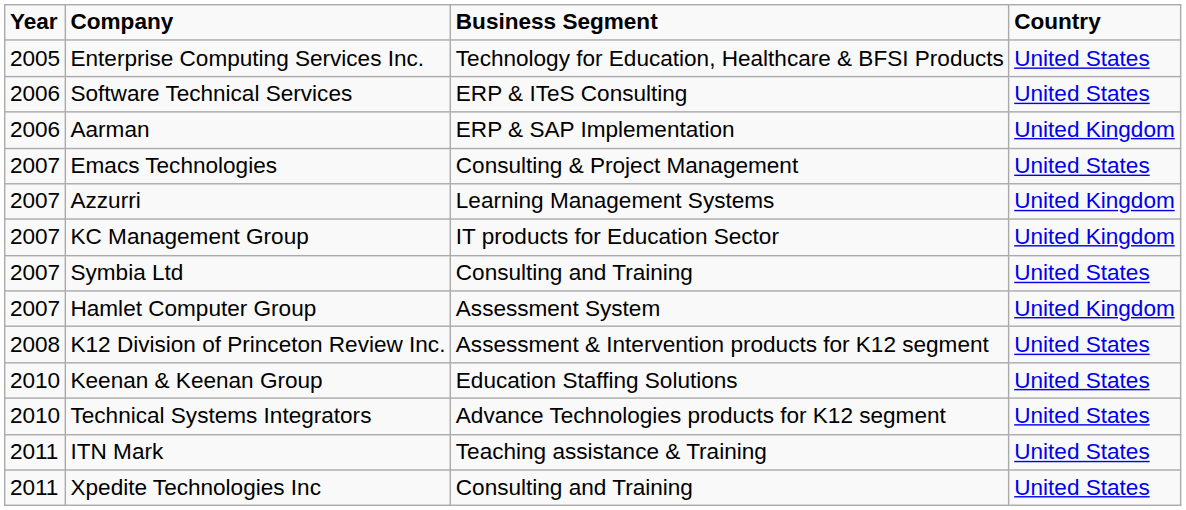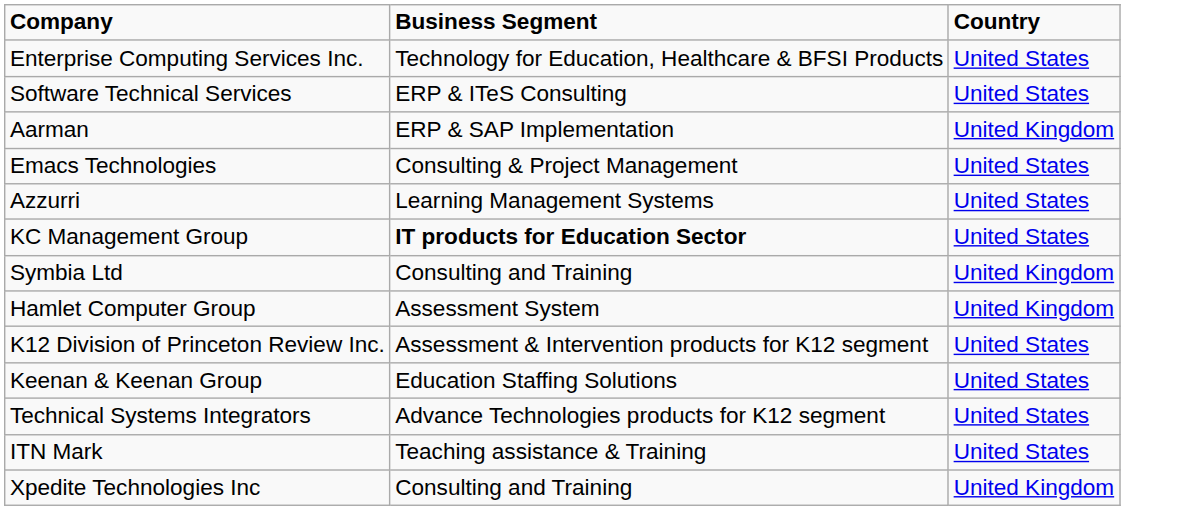- column: (34, 22)
(1094, 201) United Kingdom -> (1021, 201) United States
(617, 237) normal -> (571, 237) bold
(1094, 237) United Kingdom -> (1021, 237) United States
(1082, 272) United States -> (1034, 272) United Kingdom
(1082, 487) United States -> (1034, 487) United Kingdom
